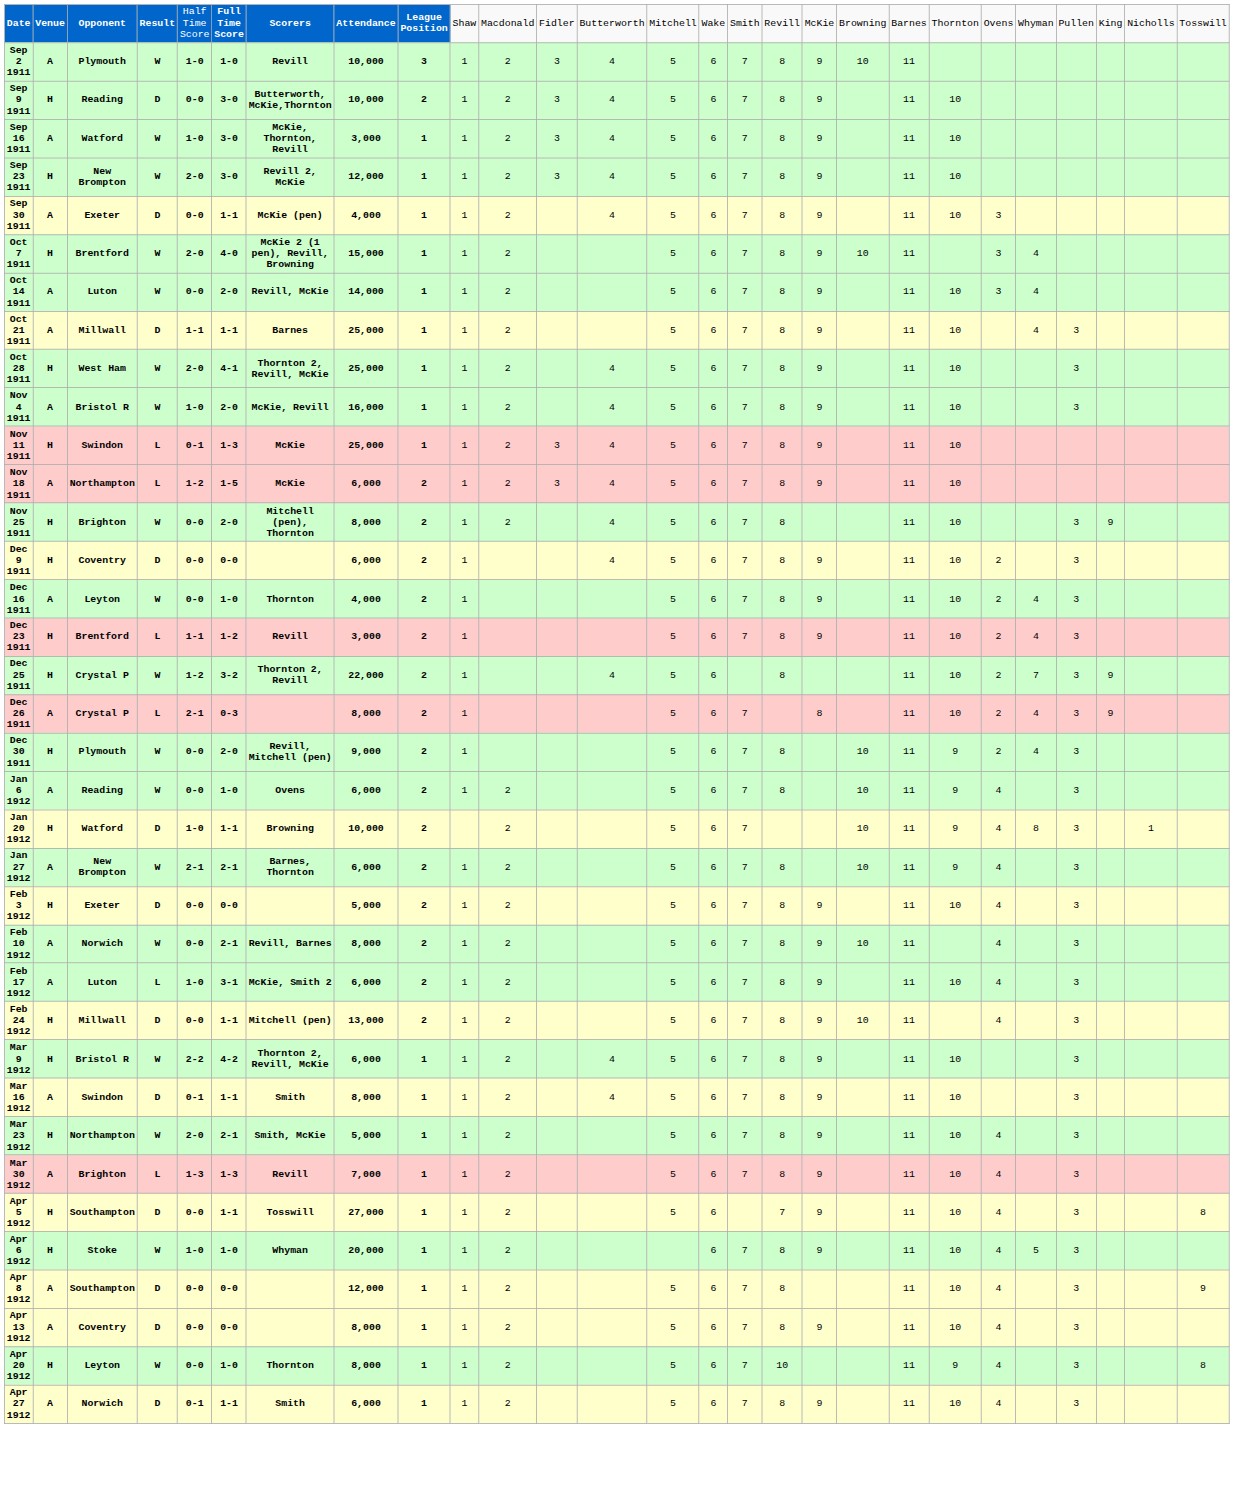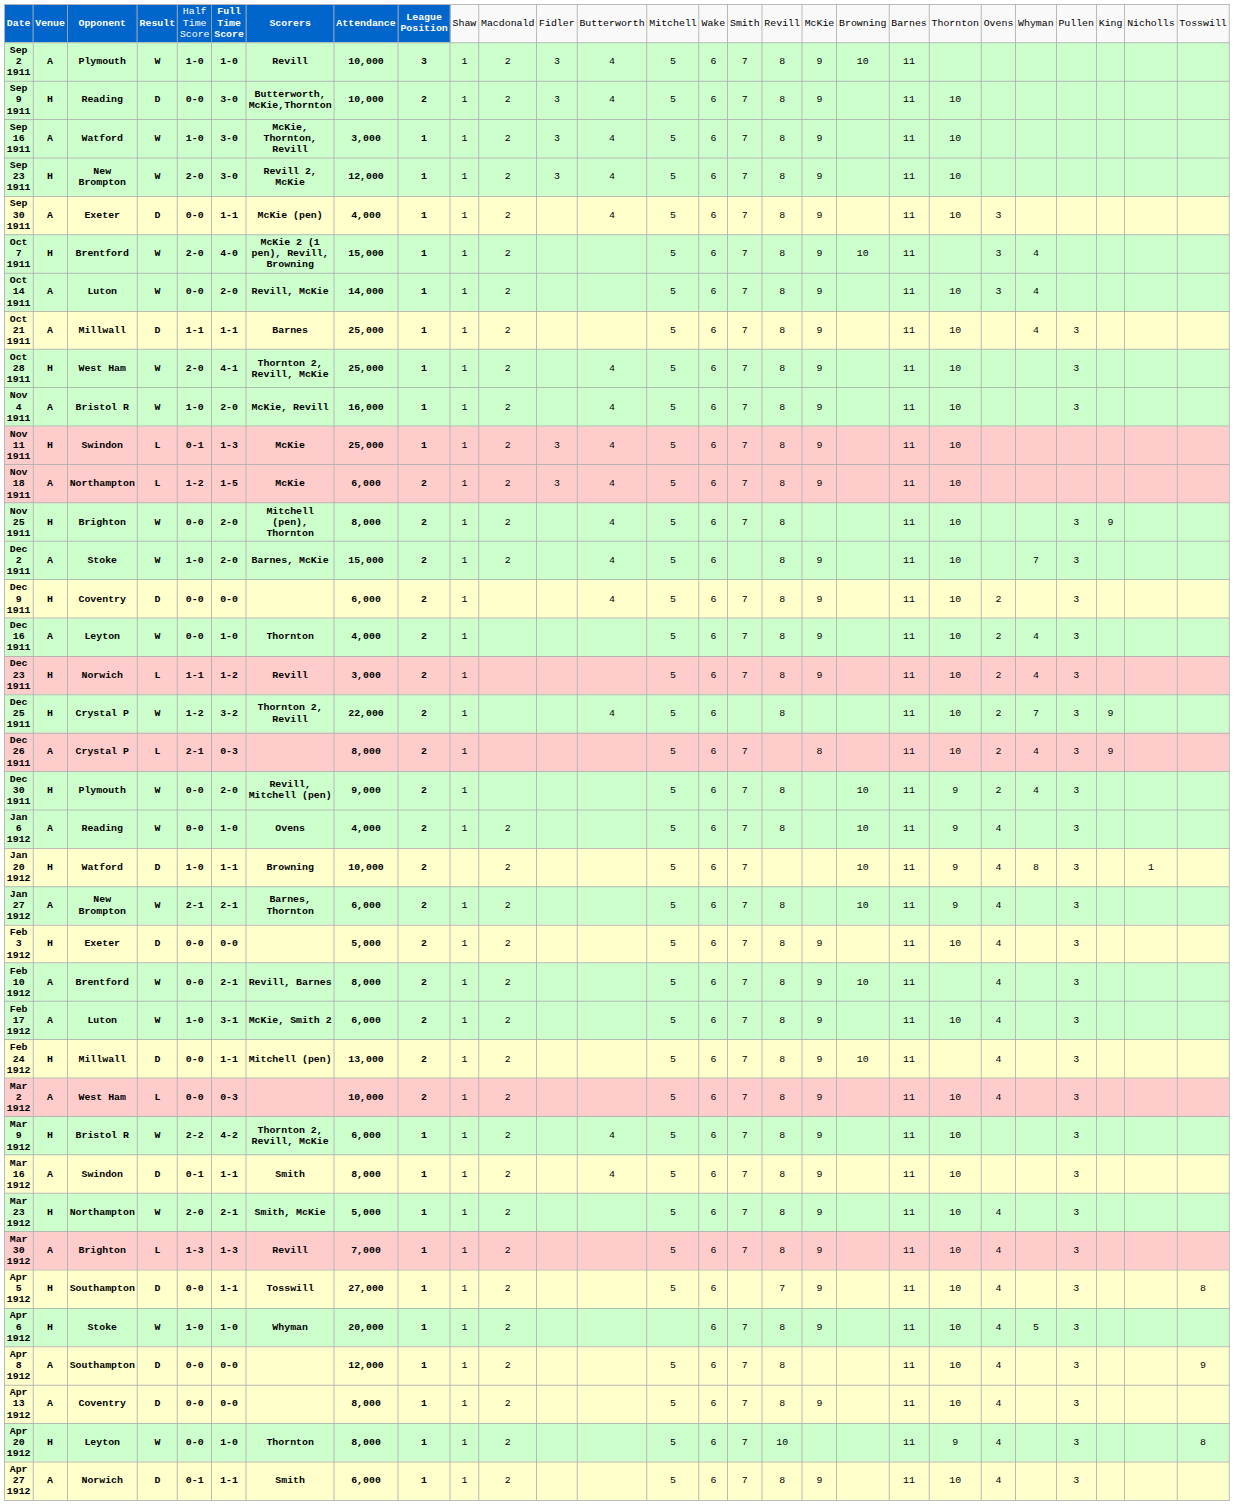+ row: (19, 561)
(102, 638) Brentford -> (102, 676) Norwich
(366, 791) 6,000 -> (366, 829) 4,000
(102, 944) Norwich -> (102, 983) Brentford
(157, 983) L -> (157, 1021) W
+ row: (19, 1098)
